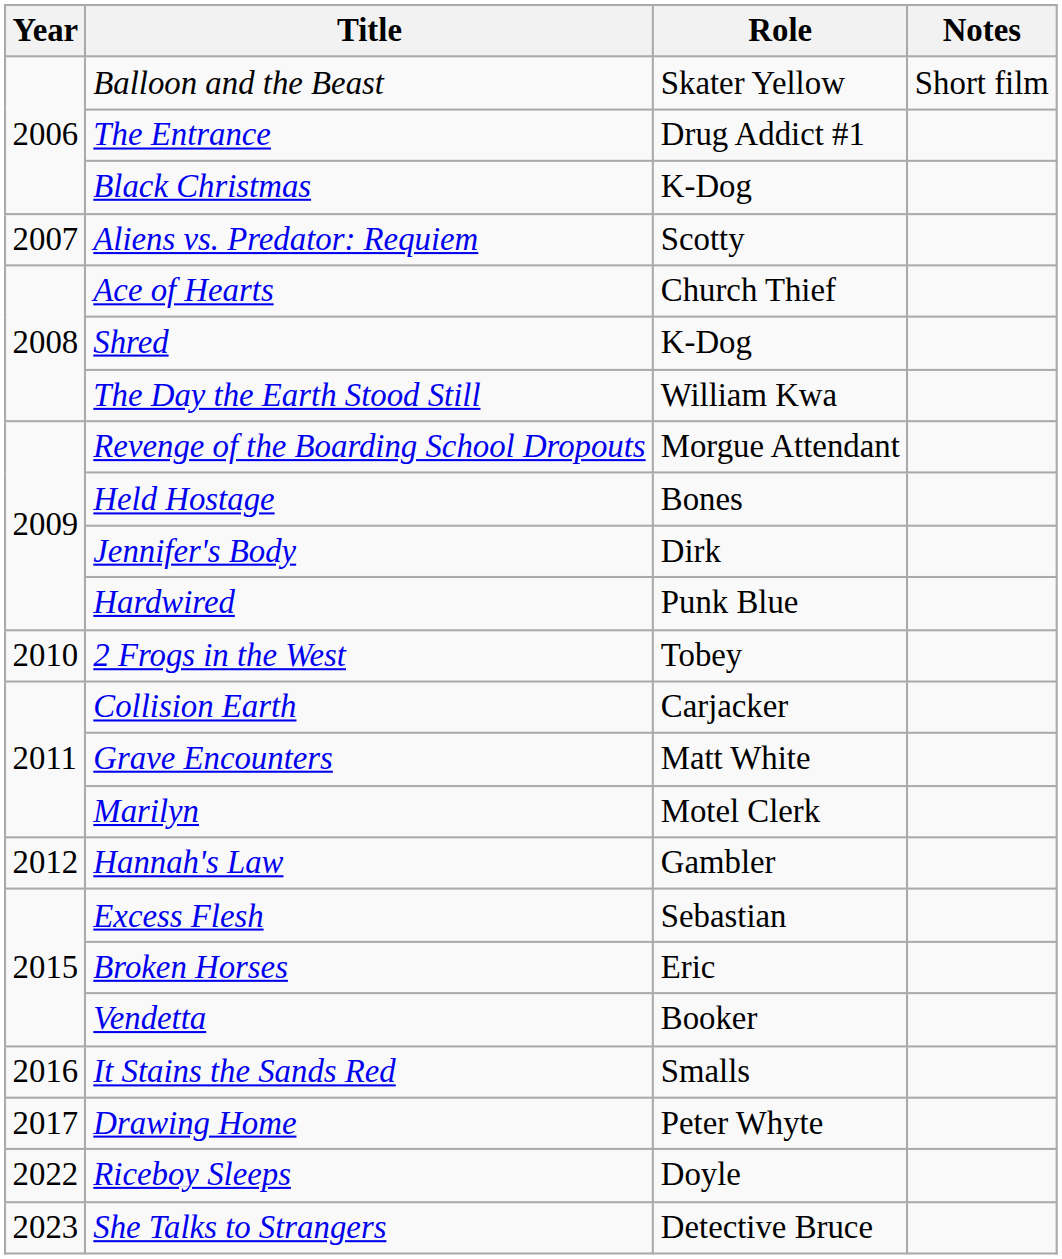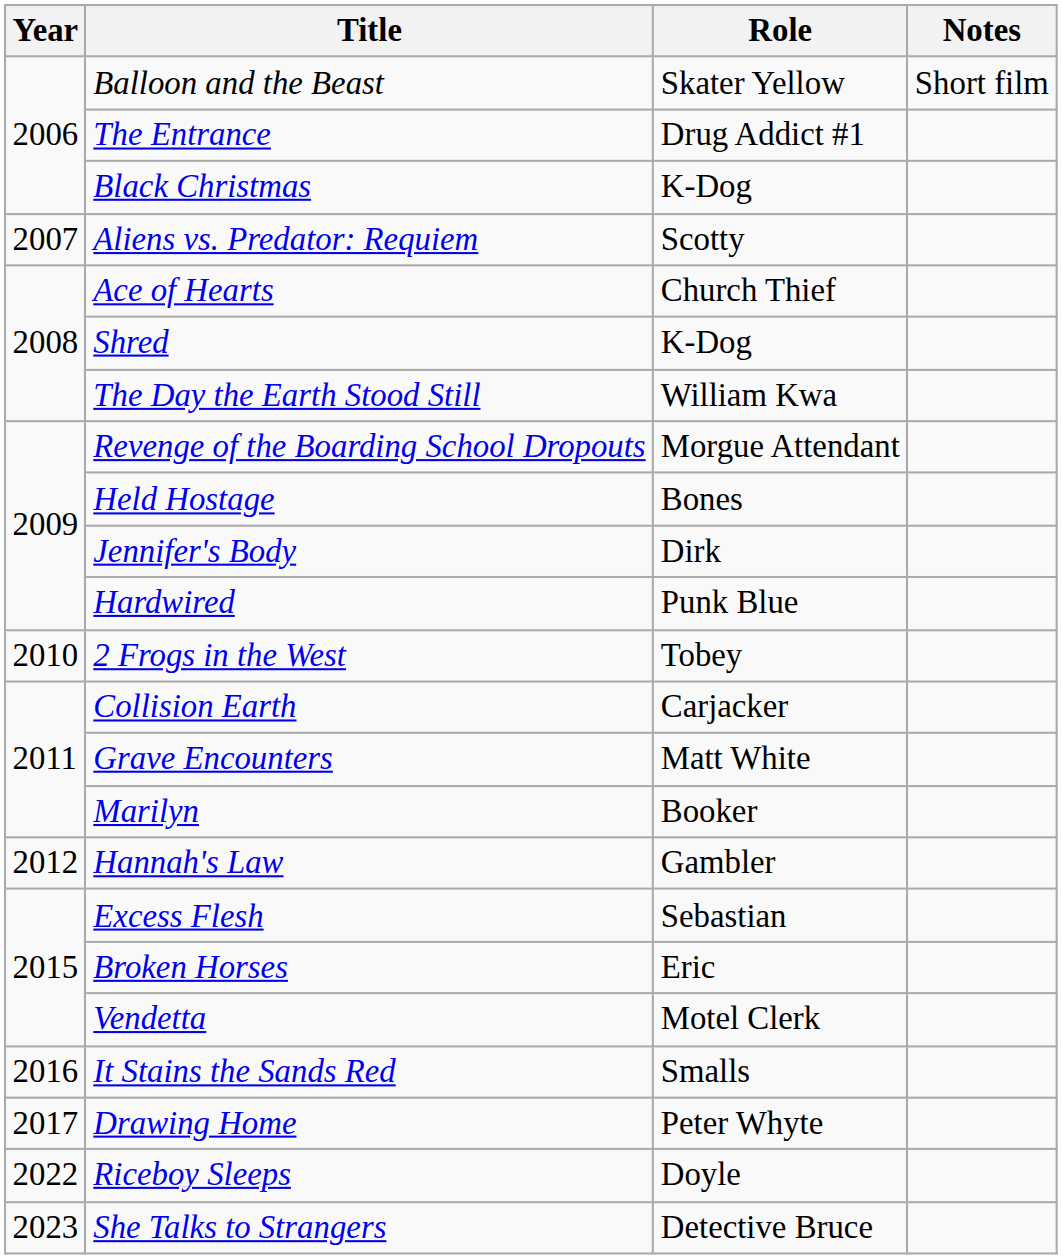(740, 810) Motel Clerk -> (709, 810) Booker
(709, 1018) Booker -> (740, 1018) Motel Clerk
